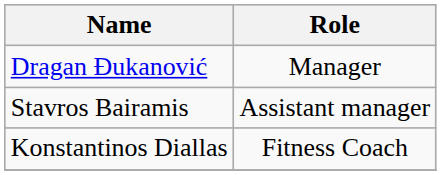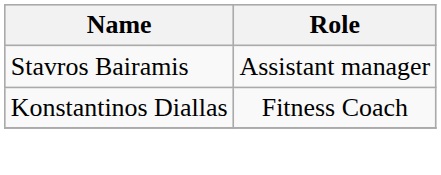- row: (109, 66)
